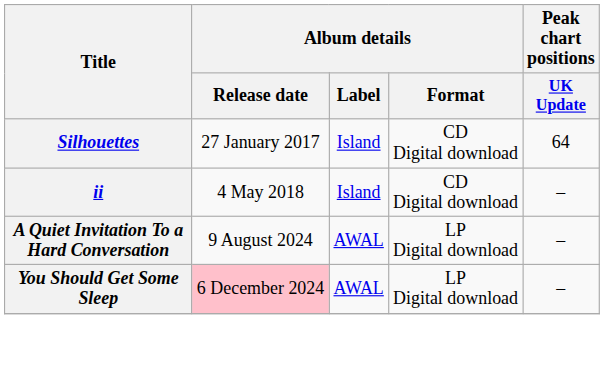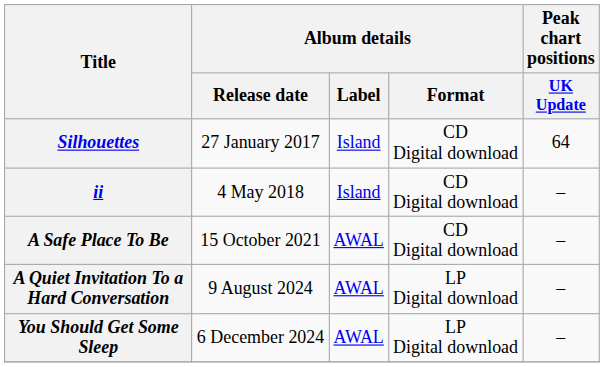+ row: (98, 240)
(261, 288) pink background -> (261, 337) no background
